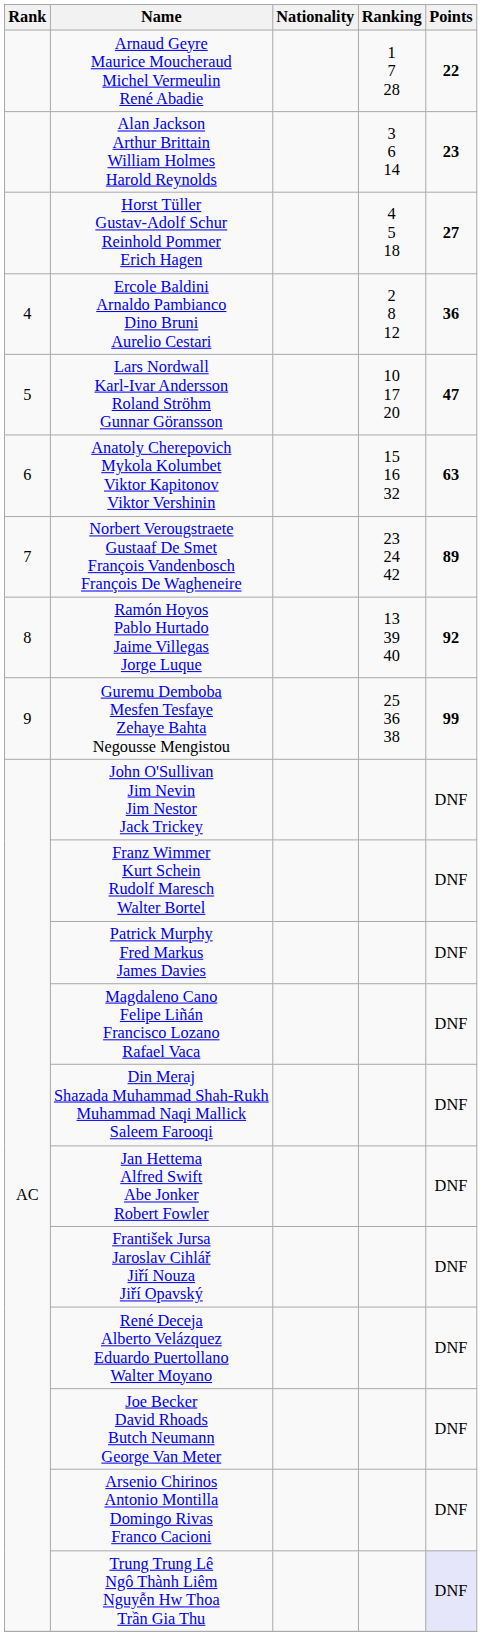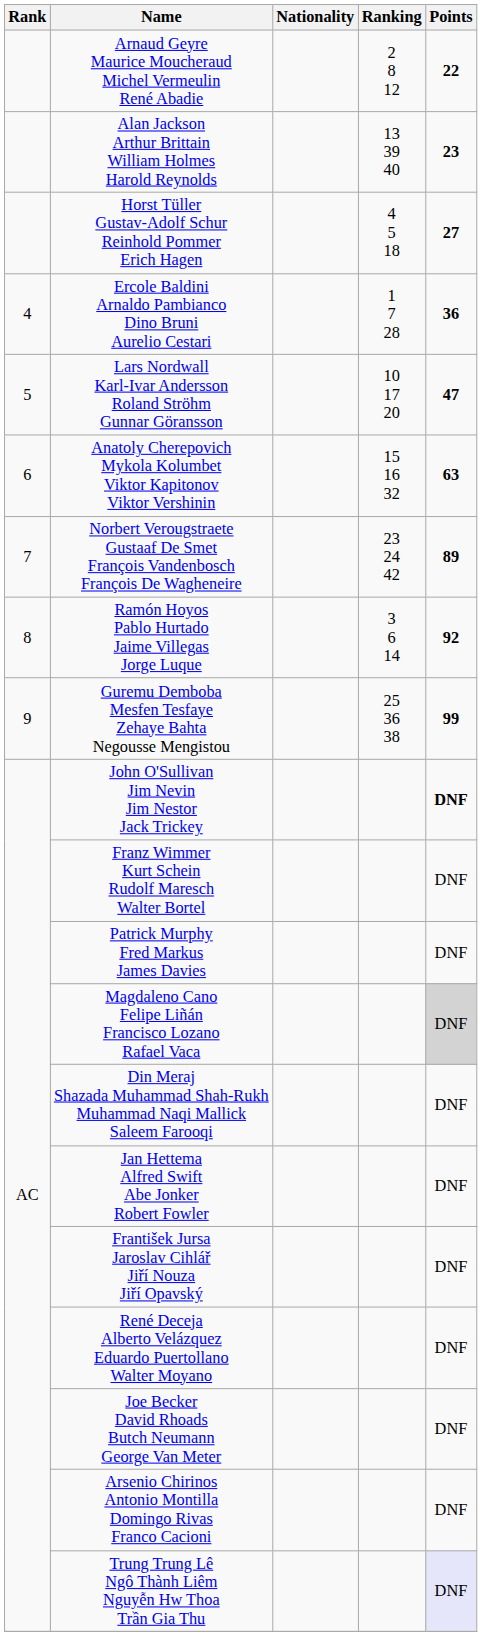(392, 70) 1 7 28 -> (392, 70) 2 8 12
(392, 151) 3 6 14 -> (392, 151) 13 39 40
(392, 313) 2 8 12 -> (392, 313) 1 7 28
(392, 637) 13 39 40 -> (392, 637) 3 6 14
(451, 799) normal -> (451, 799) bold
(451, 1024) no background -> (451, 1024) lightgrey background
